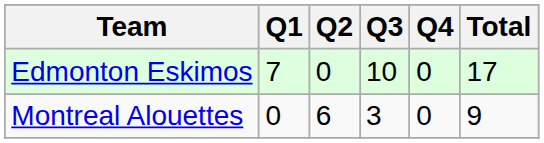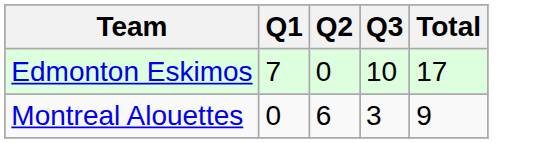- column: (435, 26)
